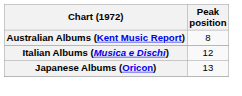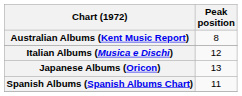+ row: (100, 83)
